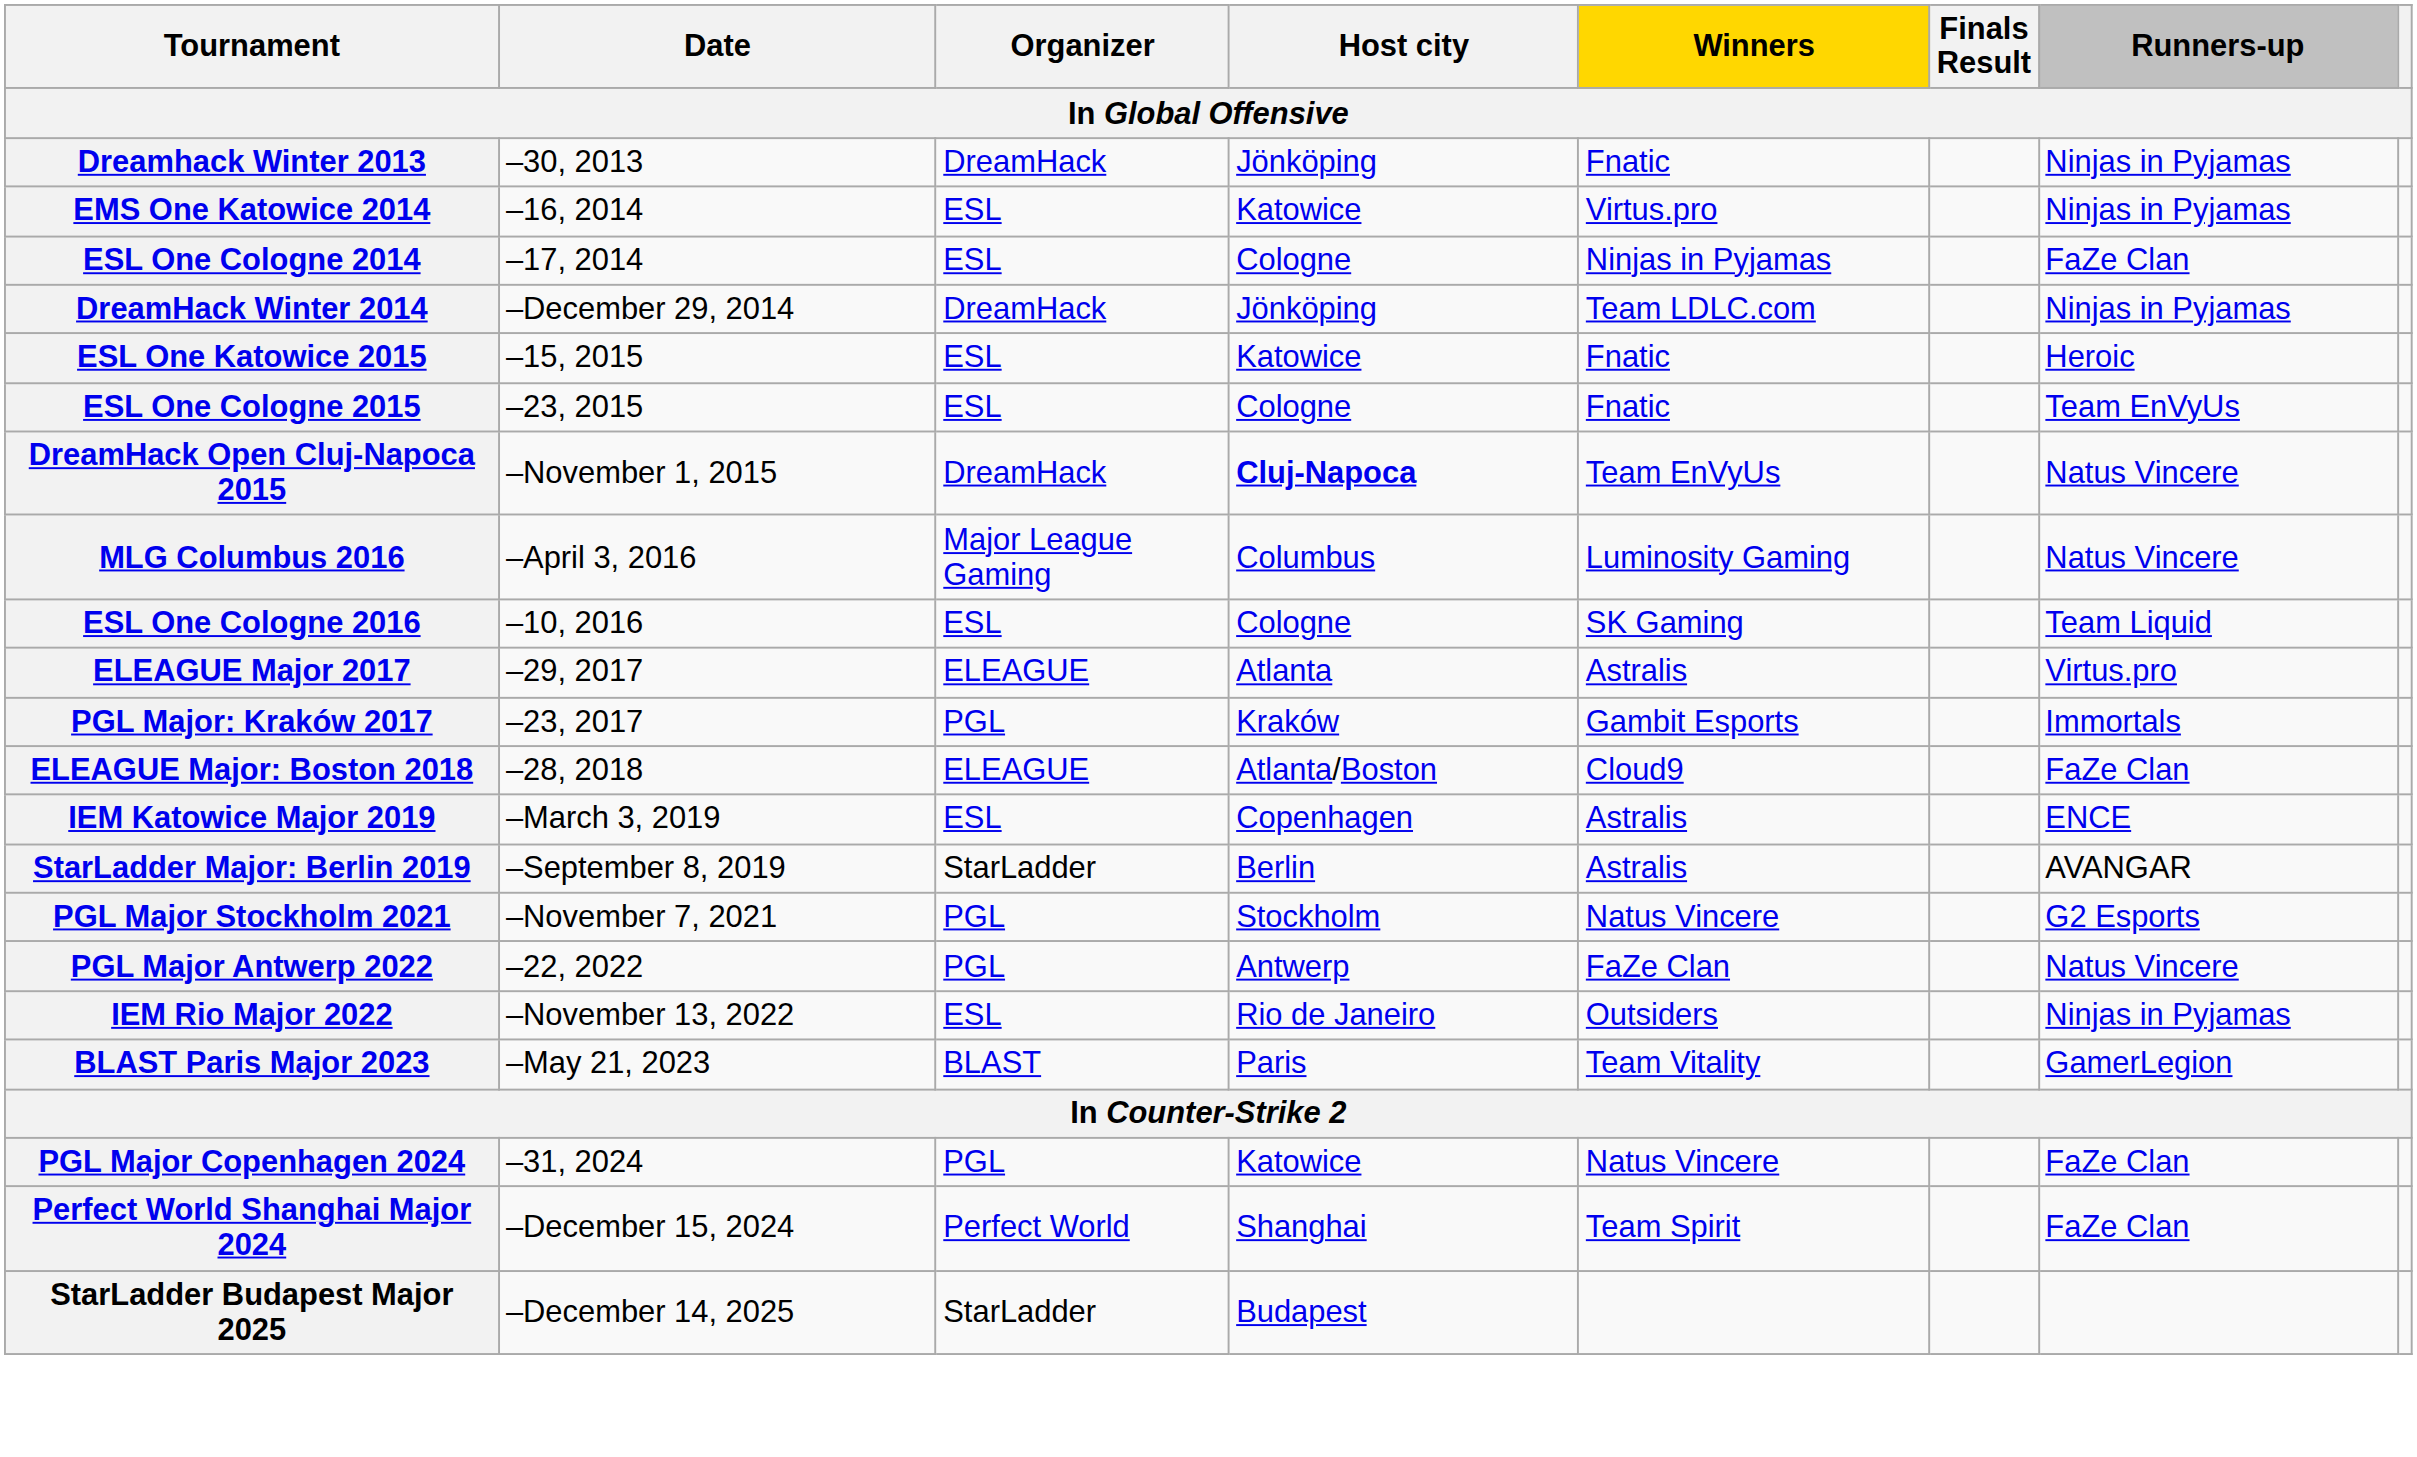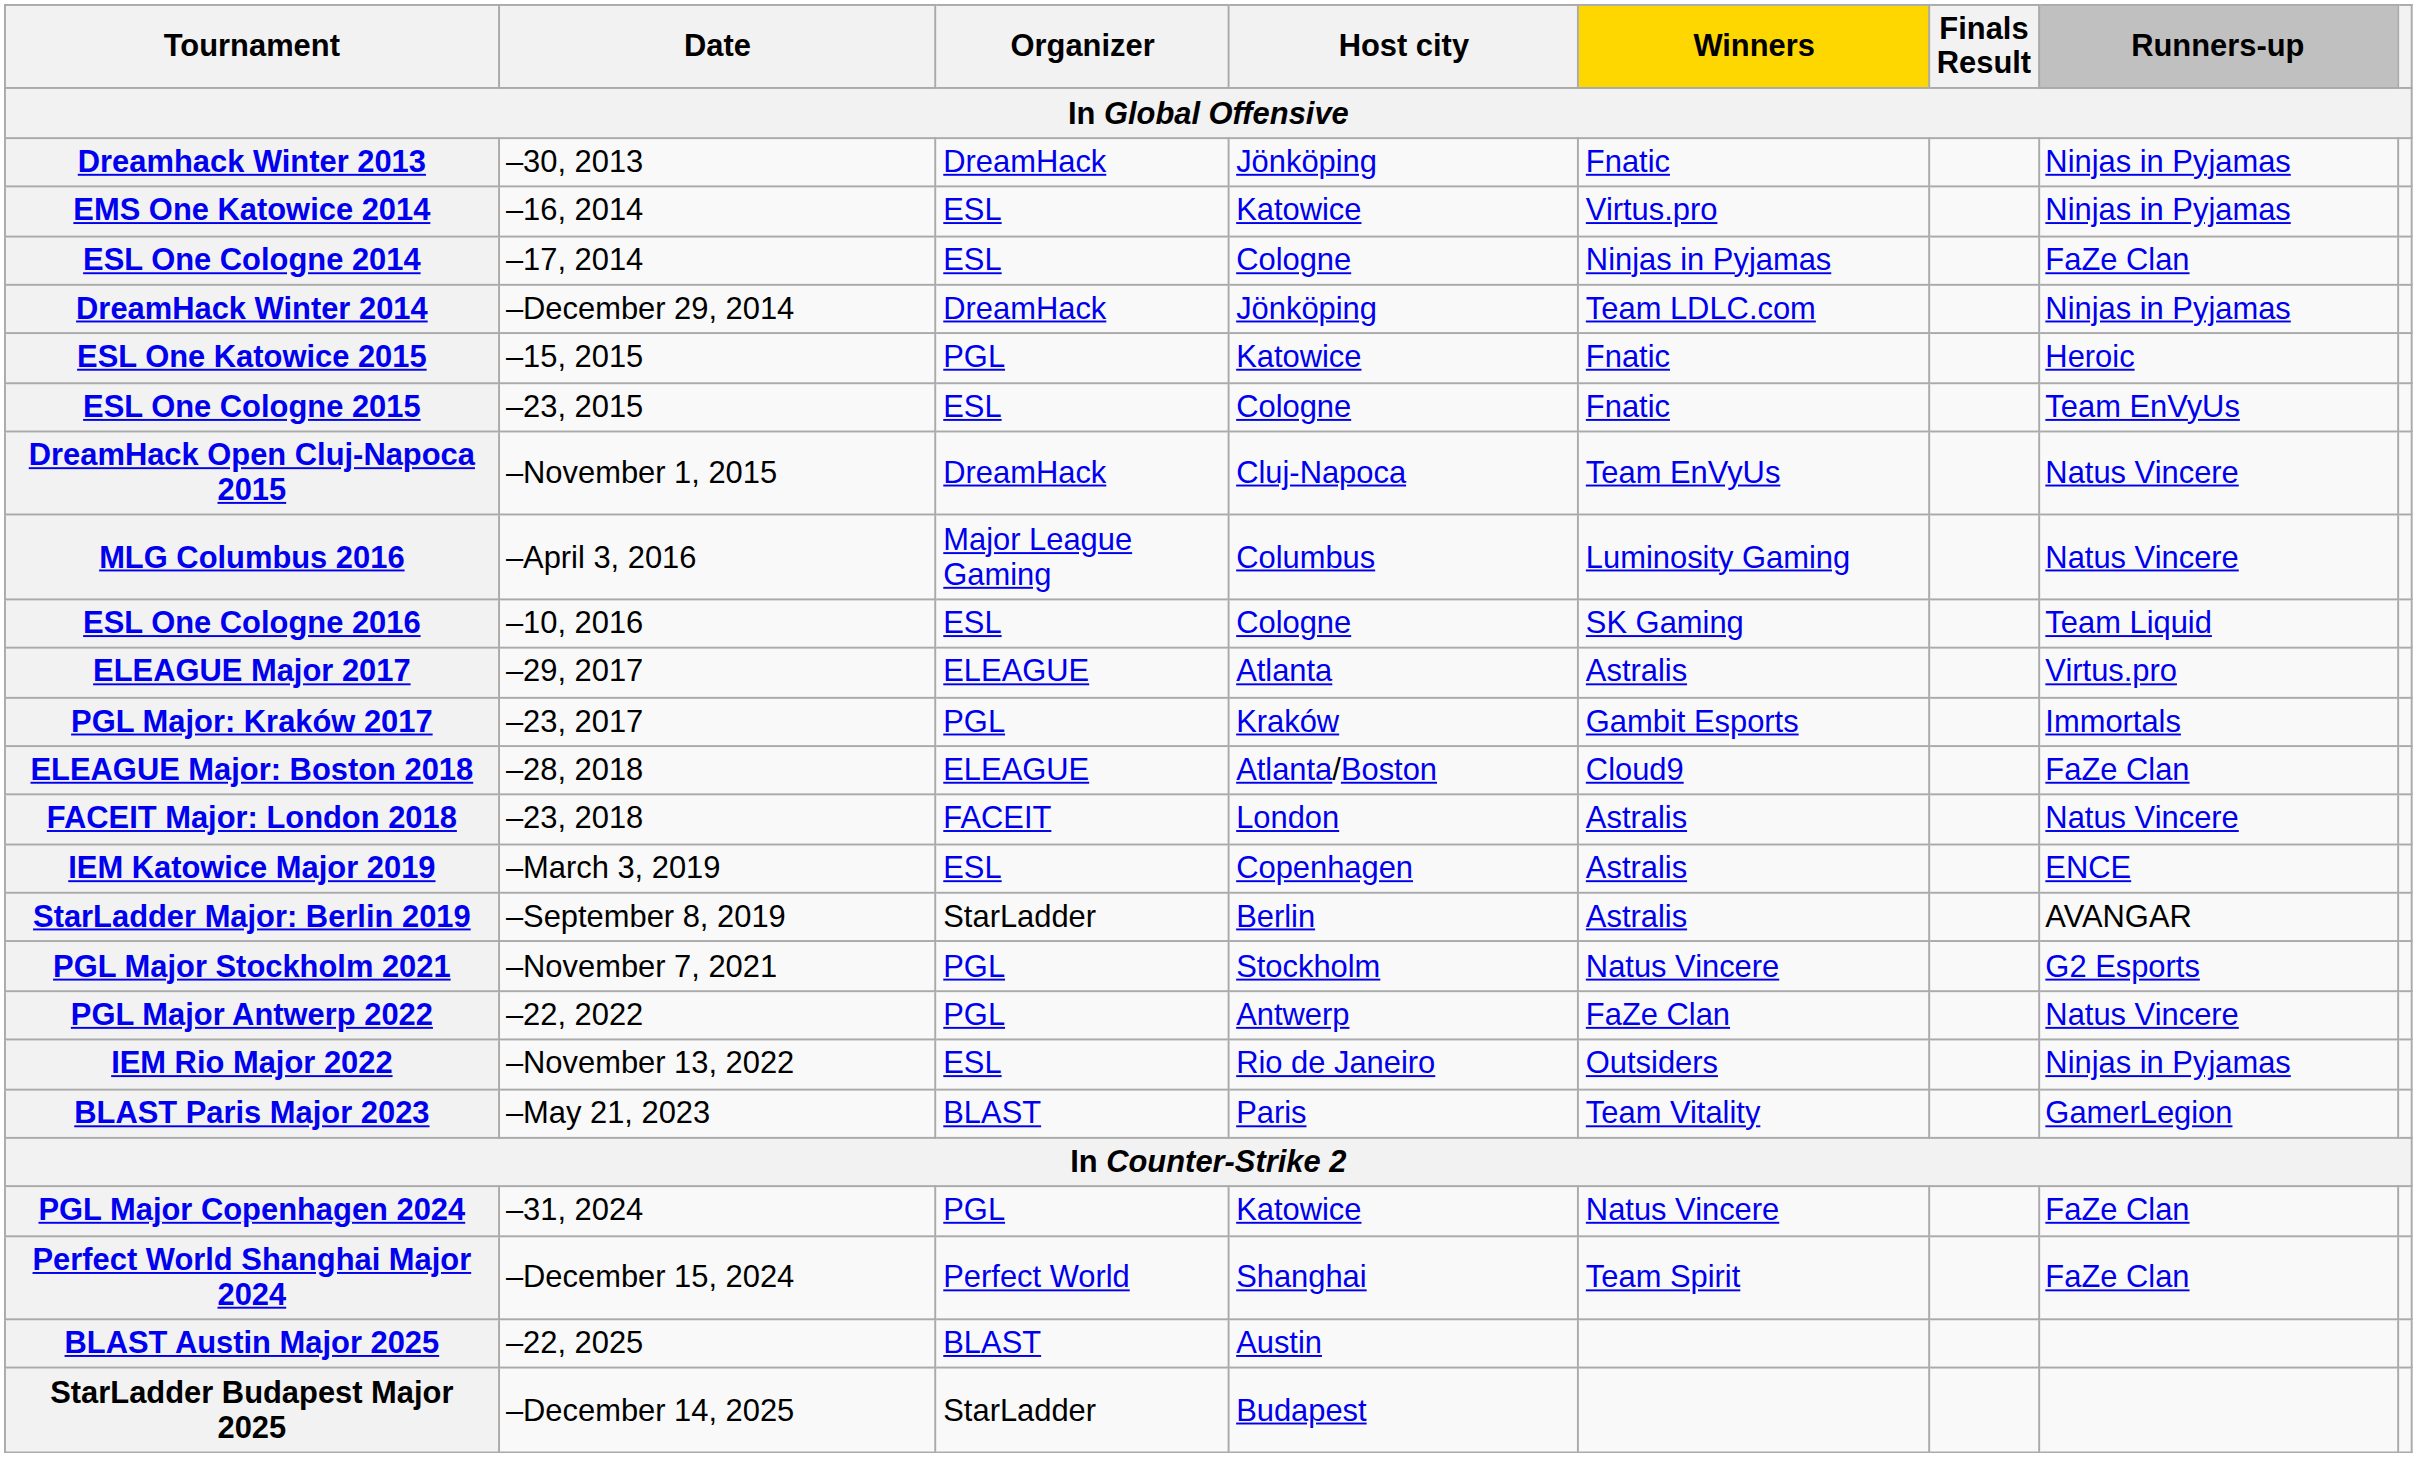(972, 357) ESL -> (974, 357) PGL
(1326, 472) bold -> (1321, 472) normal
+ row: (252, 818)
+ row: (252, 1343)
